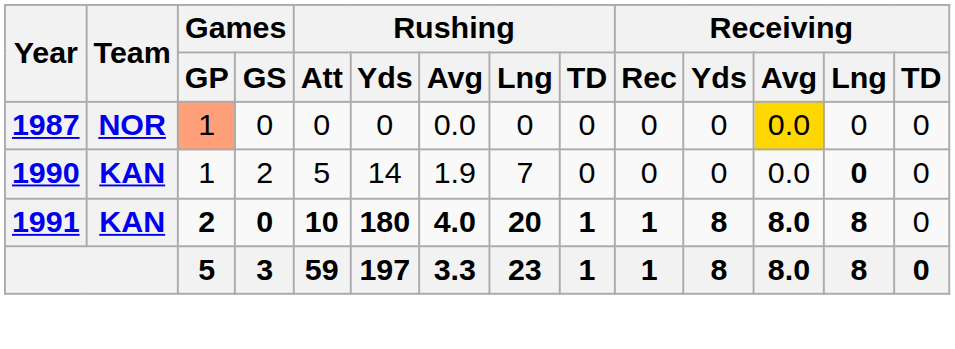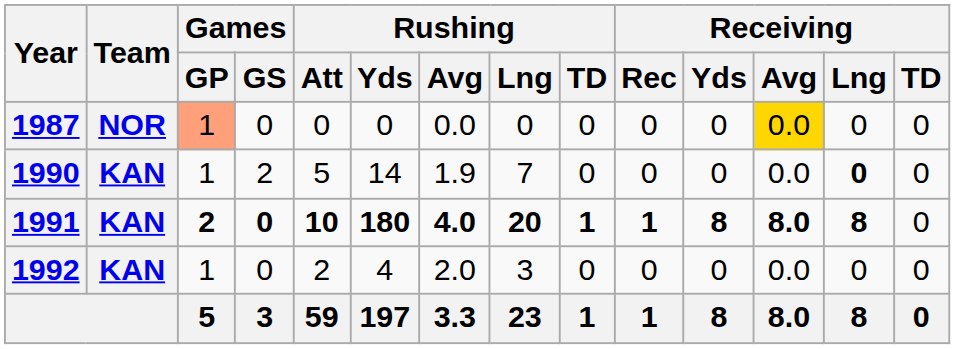+ row: (46, 269)
